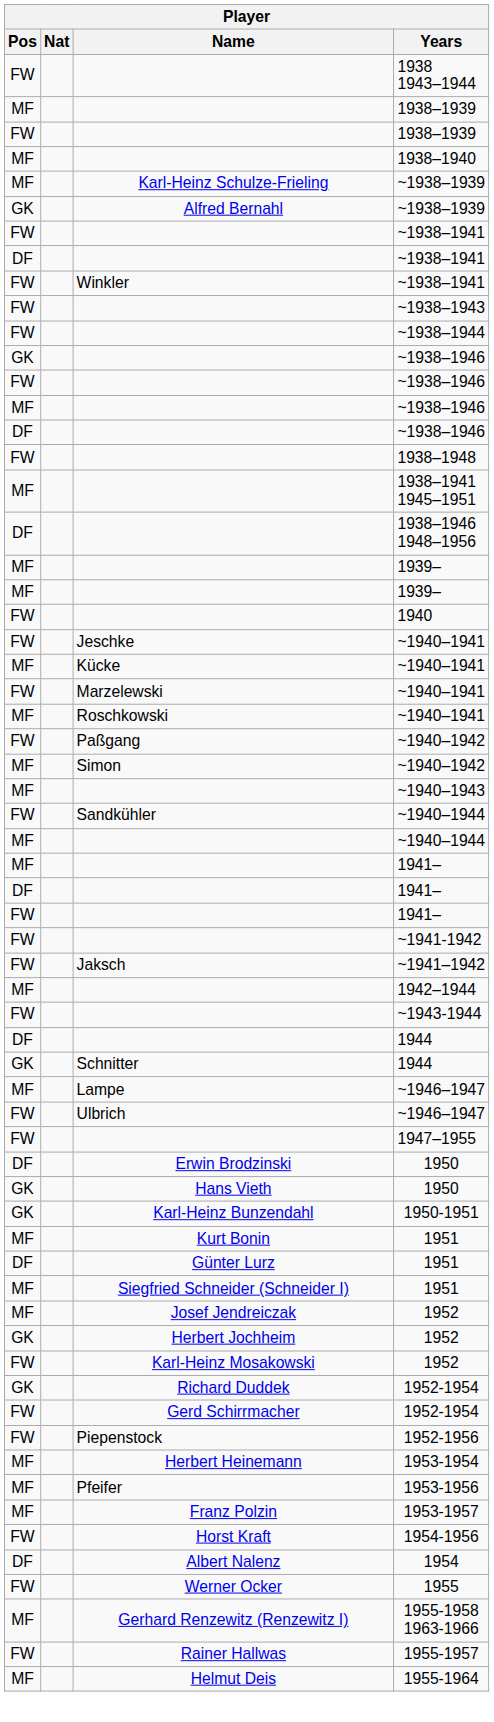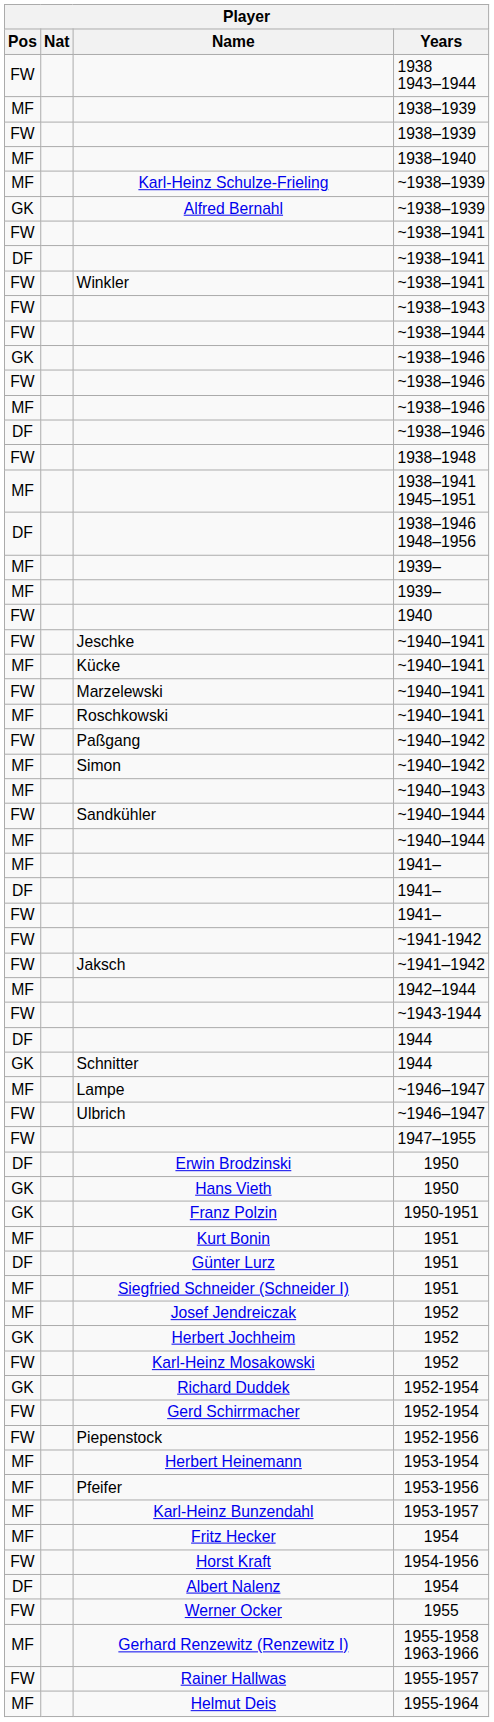(233, 1213) Karl-Heinz Bunzendahl -> (233, 1213) Franz Polzin
(233, 1512) Franz Polzin -> (233, 1512) Karl-Heinz Bunzendahl
+ row: (22, 1537)
